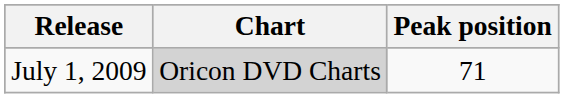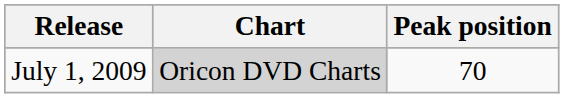(473, 69) 71 -> (473, 69) 70
